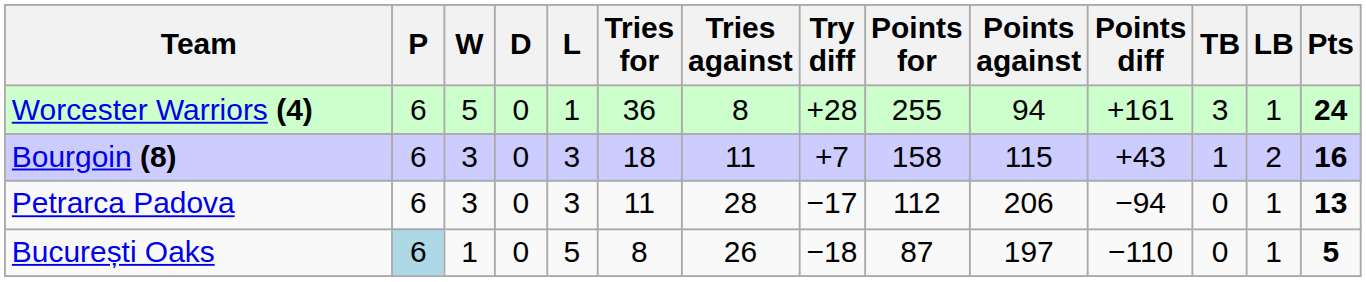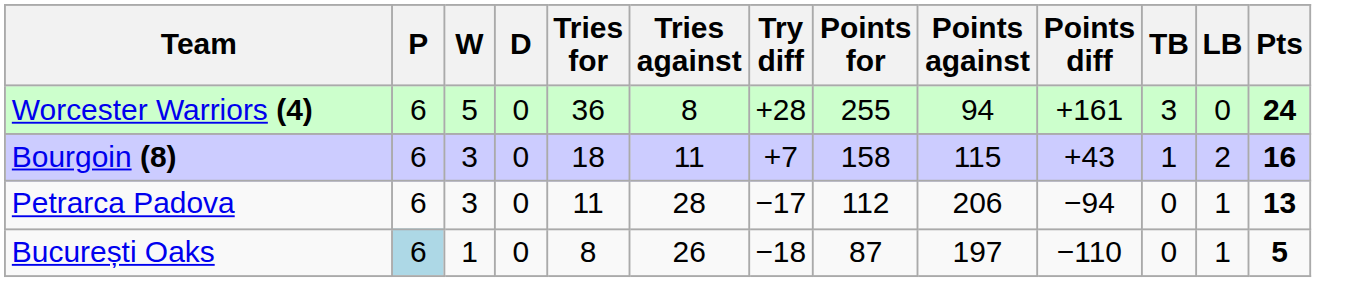- column: (572, 45)
(1274, 109) 1 -> (1223, 109) 0
